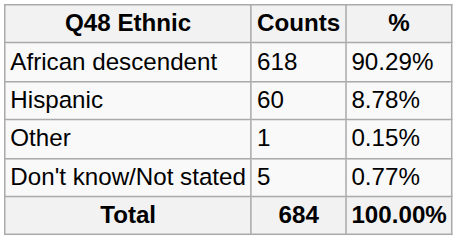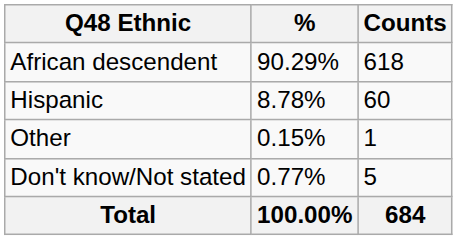columns swapped: (299, 23) <-> (399, 23)
